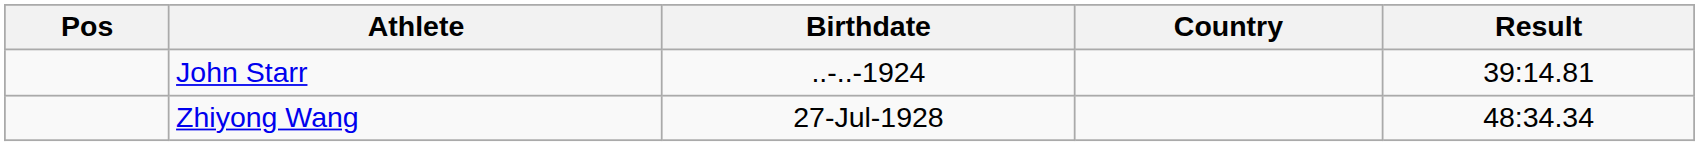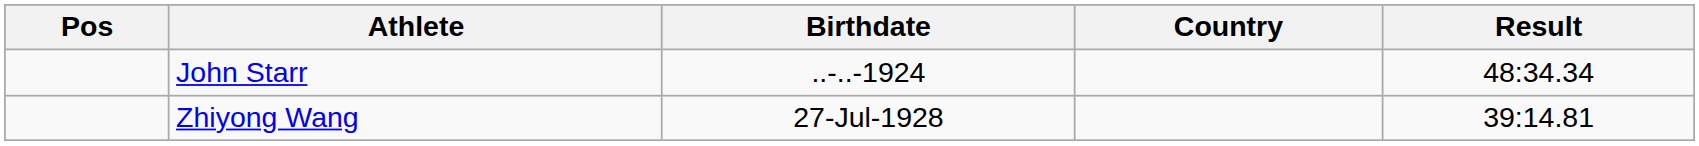(1539, 72) 39:14.81 -> (1539, 72) 48:34.34
(1539, 117) 48:34.34 -> (1539, 117) 39:14.81
